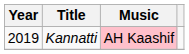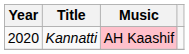(23, 37) 2019 -> (23, 37) 2020
